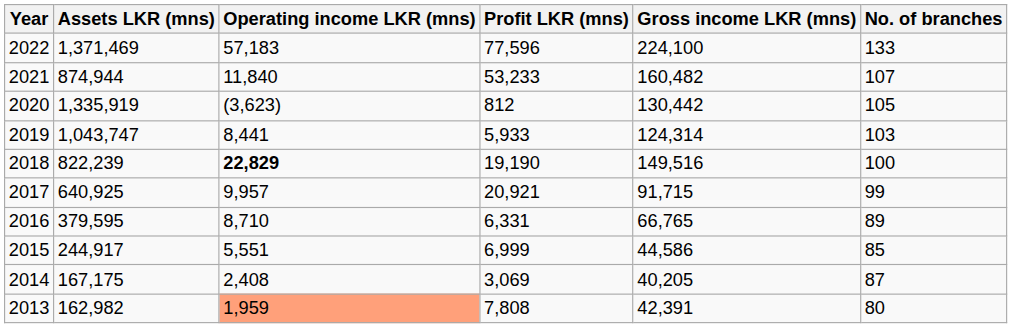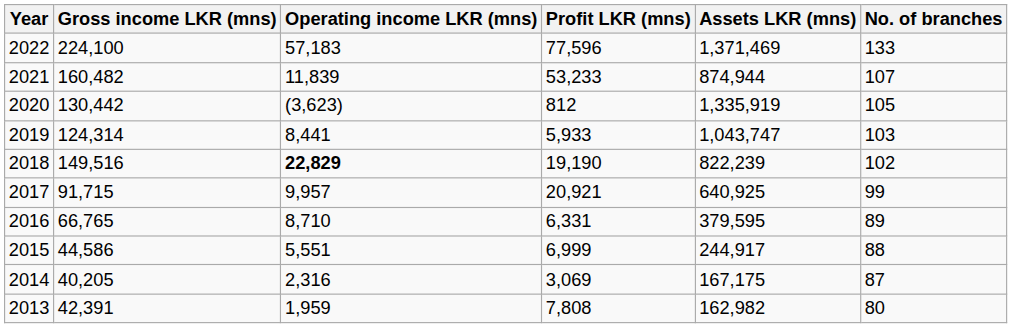columns swapped: (747, 18) <-> (136, 18)
(250, 76) 11,840 -> (312, 76) 11,839
(880, 163) 100 -> (880, 163) 102
(875, 250) 85 -> (875, 250) 88
(246, 279) 2,408 -> (308, 279) 2,316
(246, 308) lightsalmon background -> (308, 308) no background
